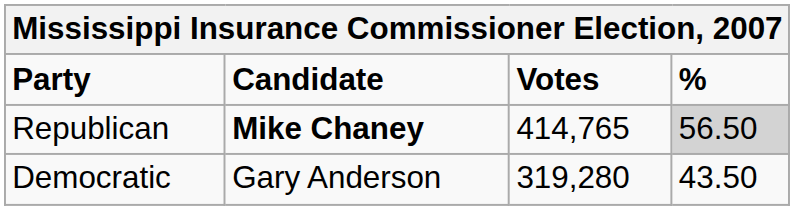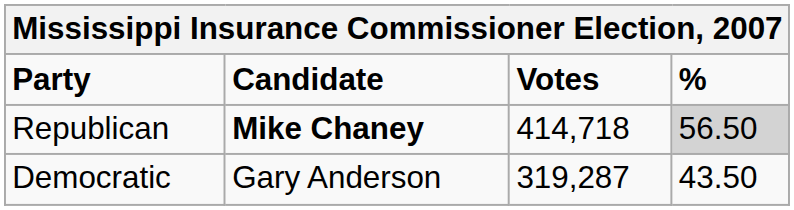(573, 128) 414,765 -> (573, 128) 414,718
(573, 178) 319,280 -> (573, 178) 319,287
